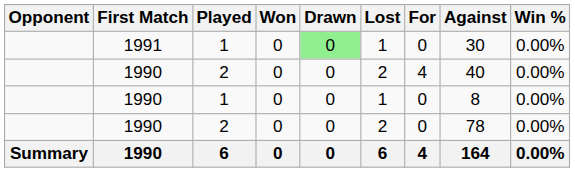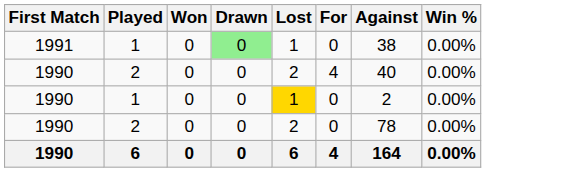- column: (49, 18)
(475, 45) 30 -> (387, 45) 38
(382, 99) no background -> (294, 99) gold background
(475, 99) 8 -> (387, 99) 2
